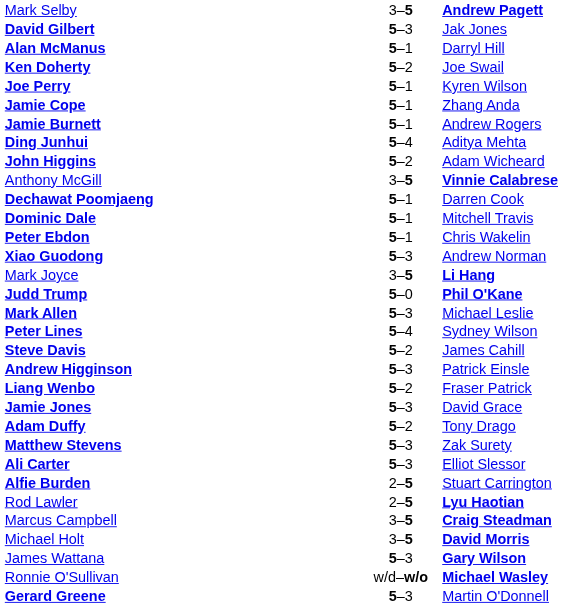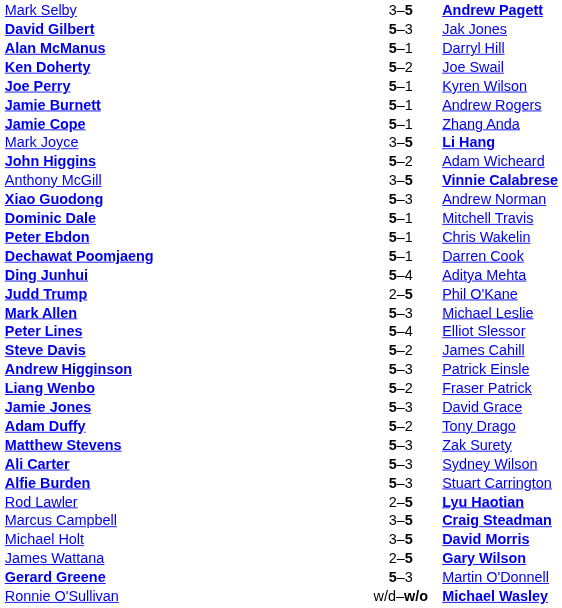rows swapped: (45, 105) <-> (53, 124)
rows swapped: (46, 142) <-> (42, 275)
rows swapped: (79, 199) <-> (54, 256)
(401, 294) 5–0 -> (401, 294) 2–5
(482, 294) bold -> (480, 294) normal
(490, 331) Sydney Wilson -> (484, 331) Elliot Slessor
(484, 464) Elliot Slessor -> (490, 464) Sydney Wilson
(401, 483) 2–5 -> (401, 483) 5–3
(401, 558) 5–3 -> (401, 558) 2–5
rows swapped: (55, 596) <-> (62, 577)
